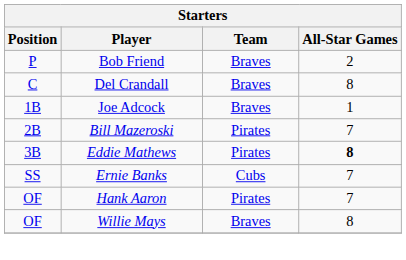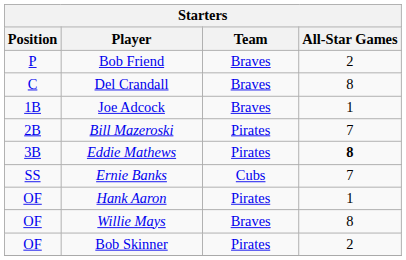(350, 198) 7 -> (350, 198) 1
+ row: (132, 244)
